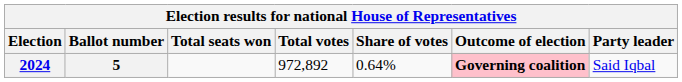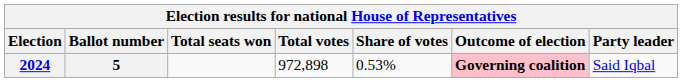(303, 65) 972,892 -> (303, 65) 972,898
(376, 65) 0.64% -> (376, 65) 0.53%
